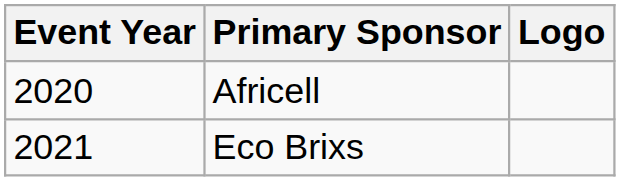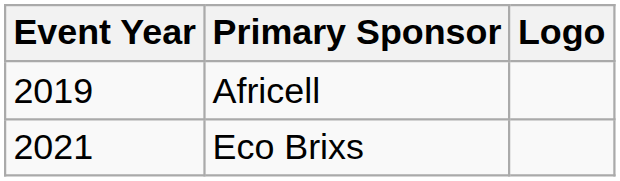(53, 89) 2020 -> (53, 89) 2019
